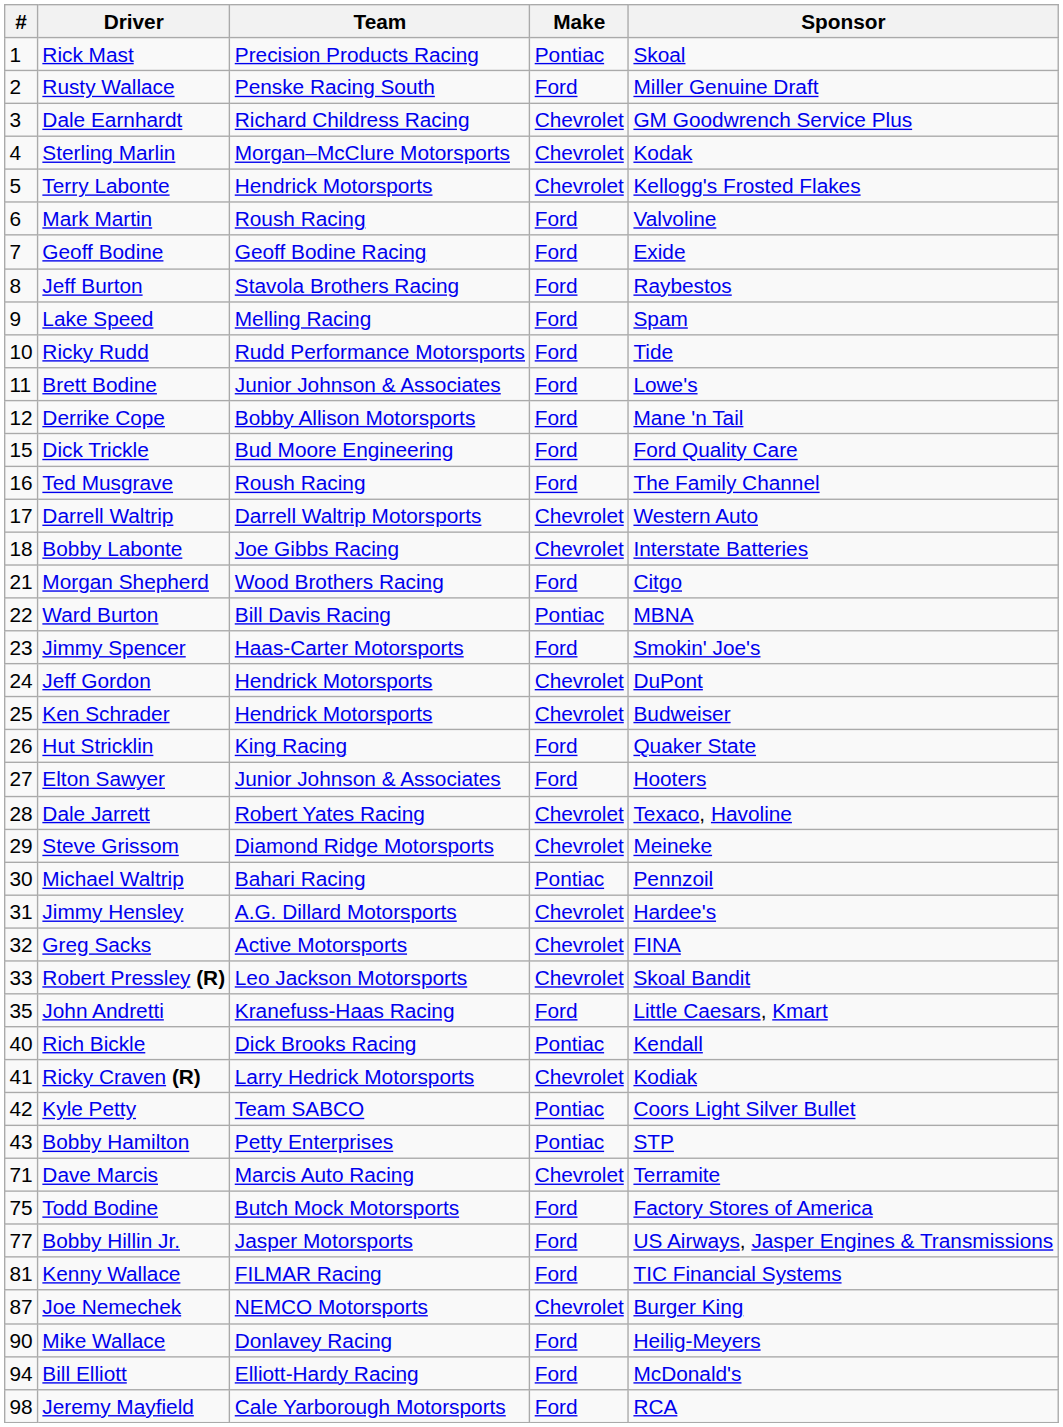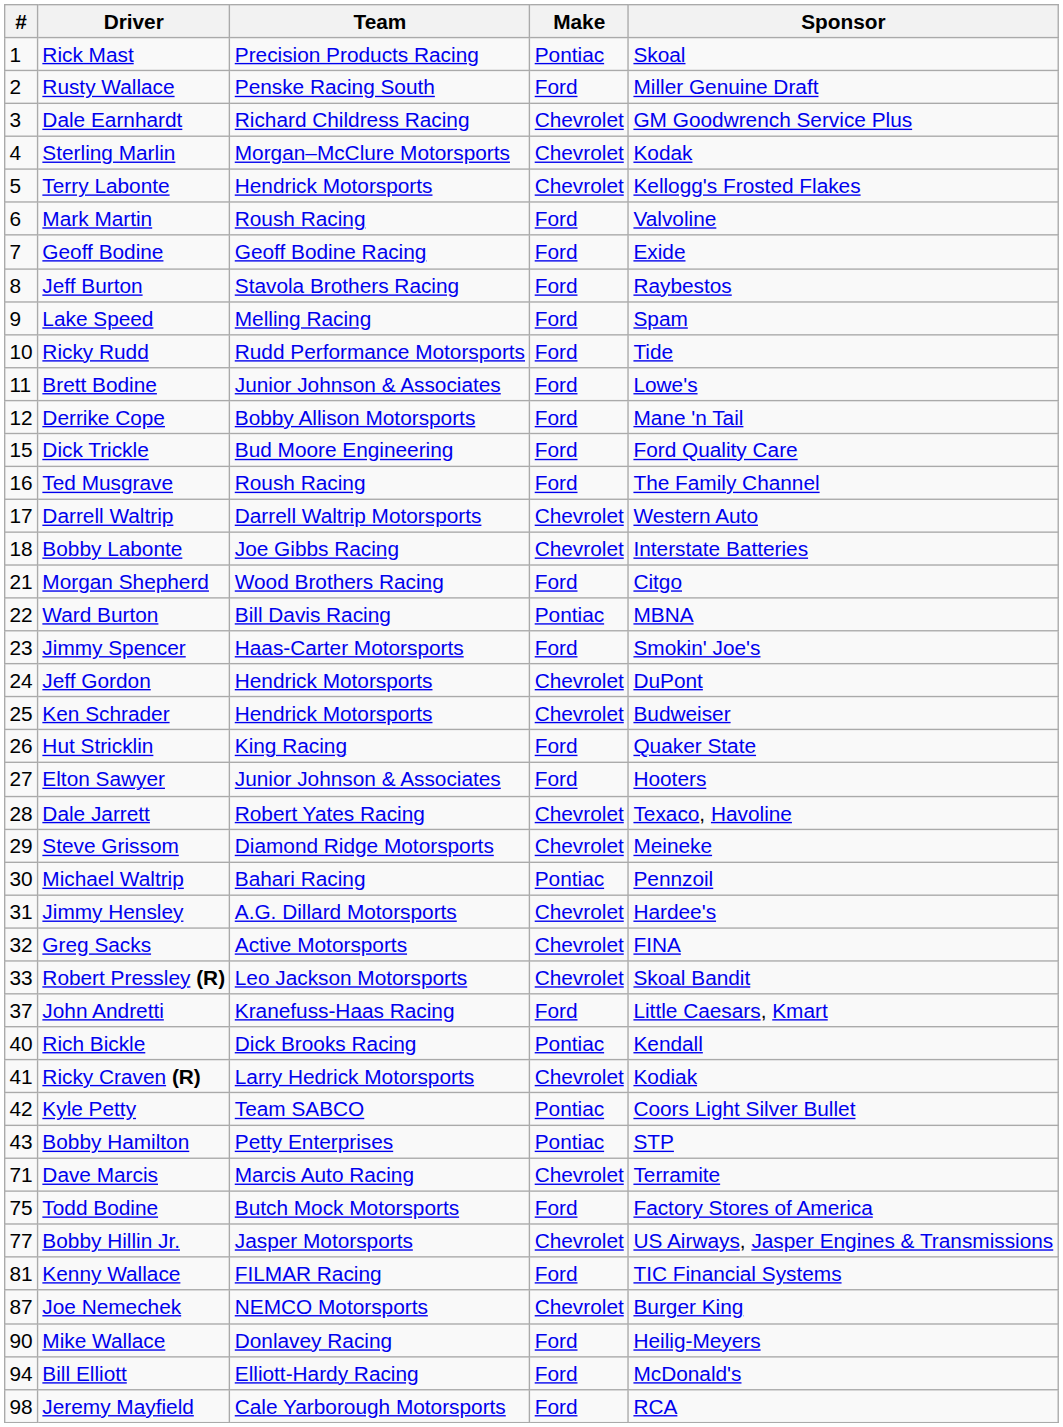(21, 1010) 35 -> (21, 1010) 37
(556, 1241) Ford -> (579, 1241) Chevrolet
